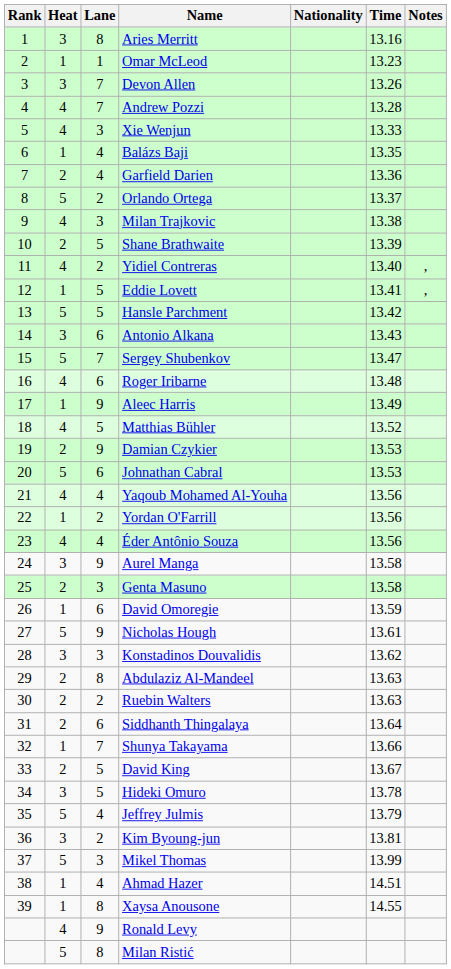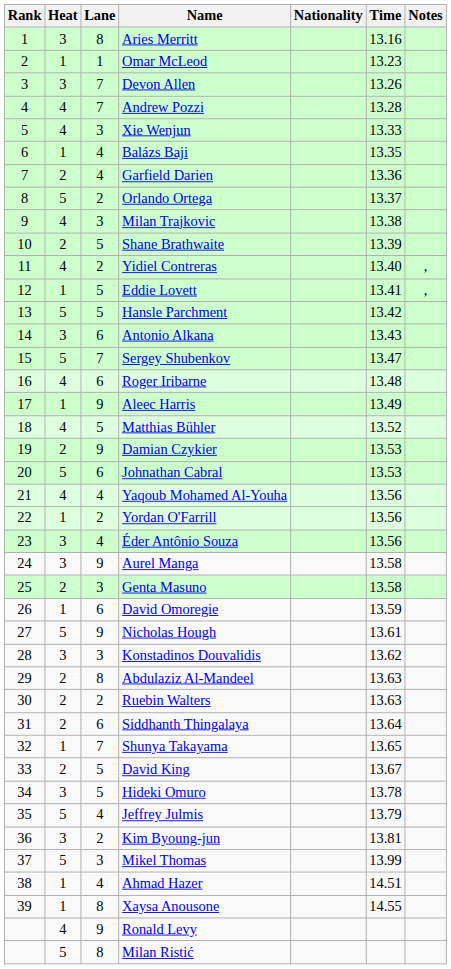(63, 541) 4 -> (63, 541) 3
(385, 746) 13.66 -> (385, 746) 13.65
